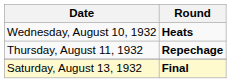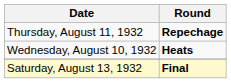rows swapped: (82, 31) <-> (75, 50)
